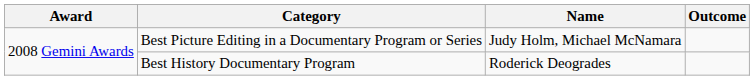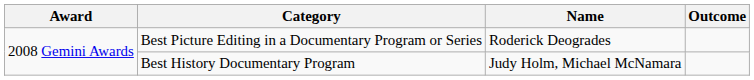(585, 39) Judy Holm, Michael McNamara -> (550, 39) Roderick Deogrades
(550, 63) Roderick Deogrades -> (585, 63) Judy Holm, Michael McNamara
